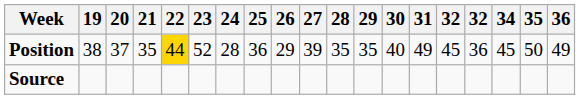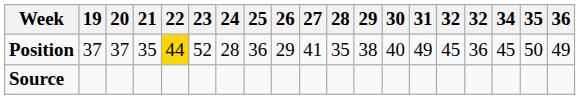(92, 49) 38 -> (92, 49) 37
(313, 49) 39 -> (313, 49) 41
(368, 49) 35 -> (368, 49) 38
